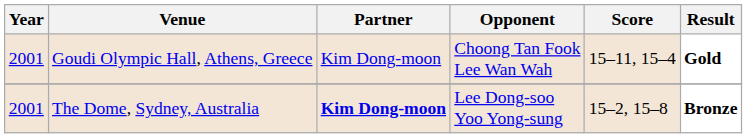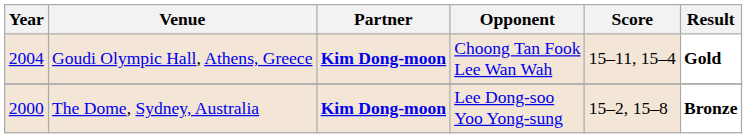(26, 58) 2001 -> (26, 58) 2004
(381, 58) normal -> (383, 58) bold
(26, 108) 2001 -> (26, 108) 2000
